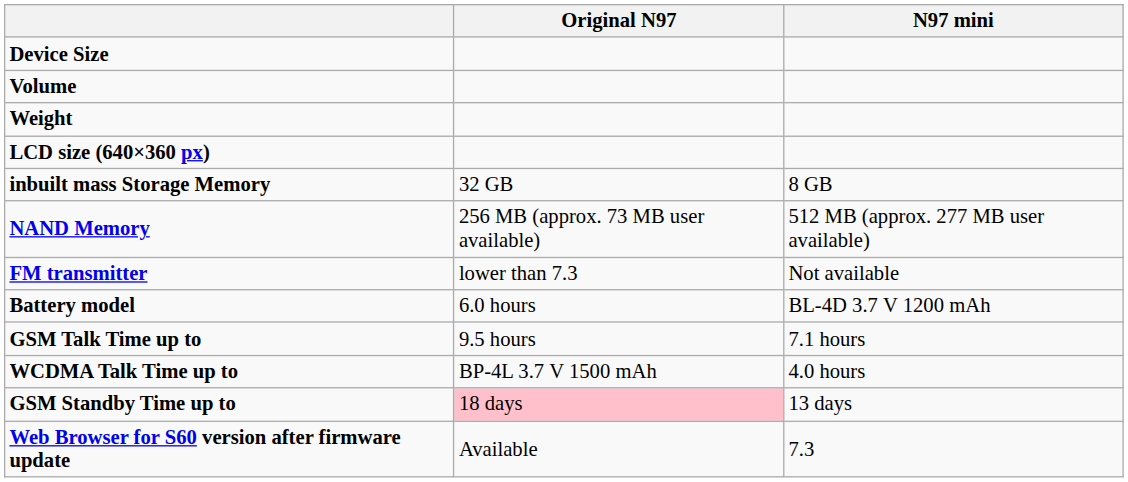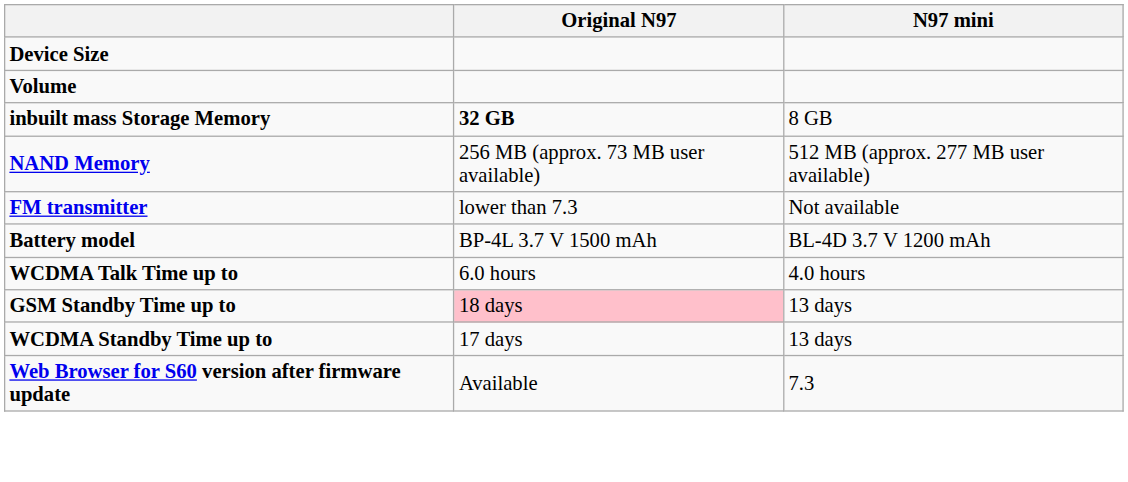- row: (41, 119)
- row: (110, 151)
(486, 184) normal -> (487, 119) bold
(497, 305) 6.0 hours -> (558, 240) BP-4L 3.7 V 1500 mAh
- row: (105, 338)
(558, 371) BP-4L 3.7 V 1500 mAh -> (497, 273) 6.0 hours
+ row: (141, 338)
